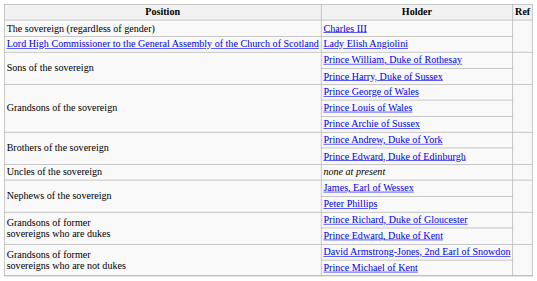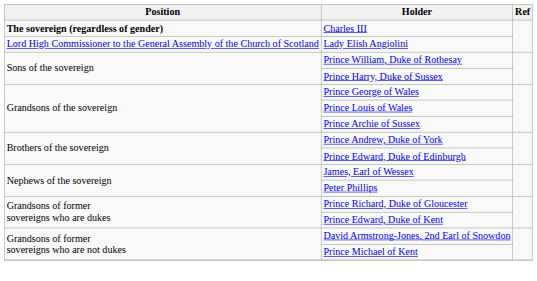(81, 28) normal -> (85, 28) bold
- row: (354, 172)
